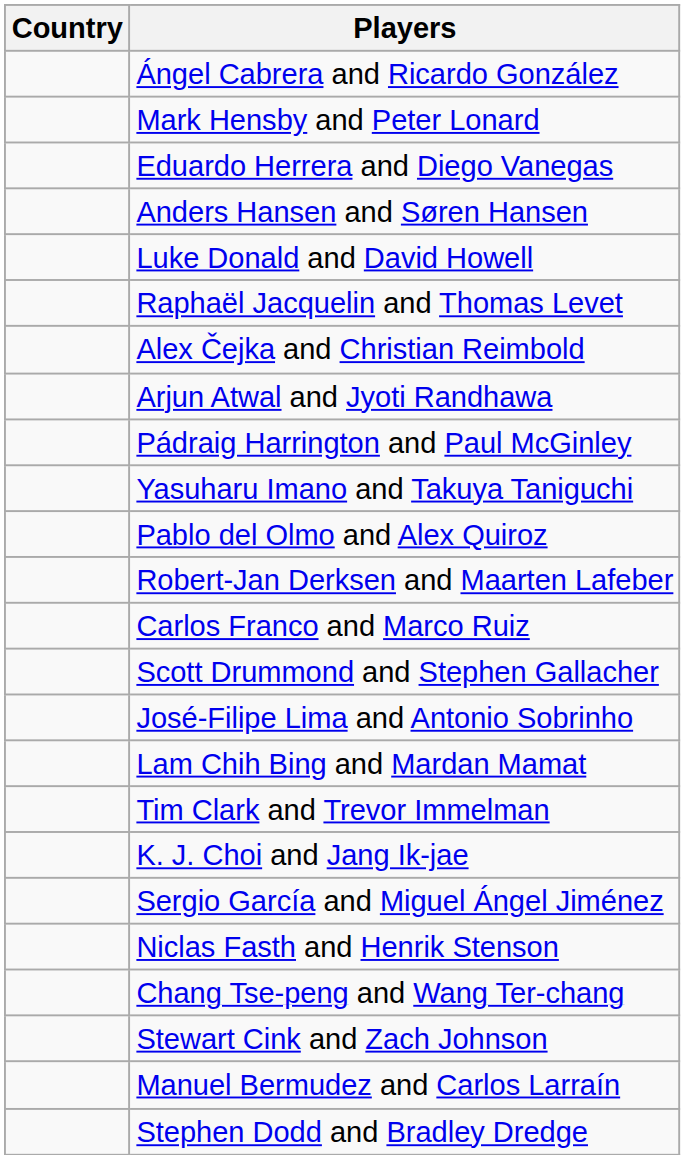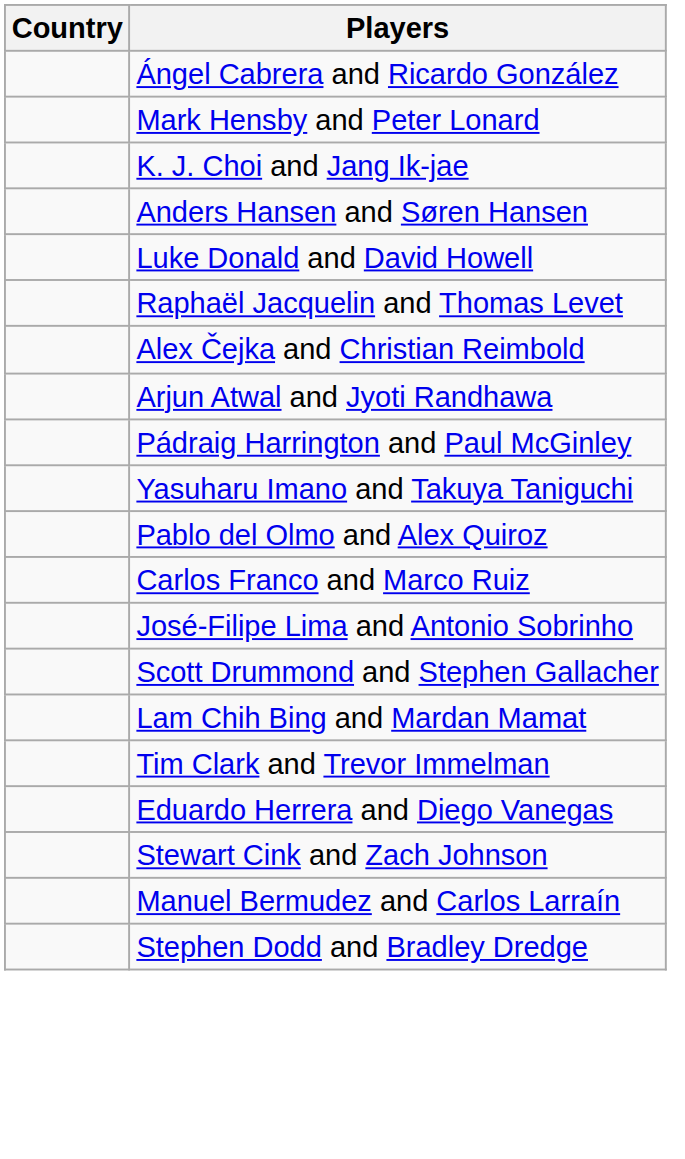rows swapped: (375, 166) <-> (302, 855)
- row: (405, 580)
rows swapped: (385, 718) <-> (398, 672)
- row: (400, 901)
- row: (348, 947)
- row: (380, 993)
